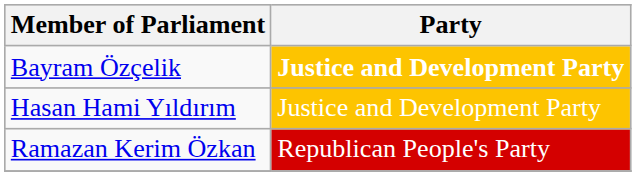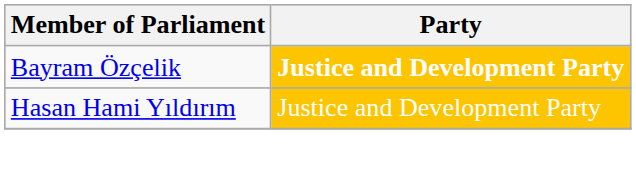- row: (133, 149)
